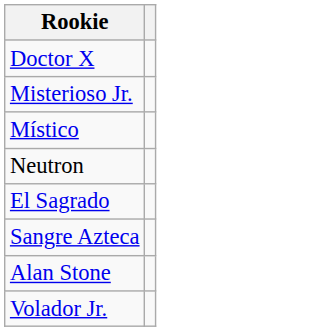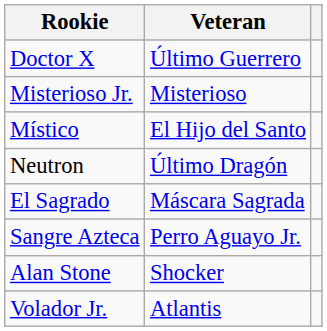+ column: (228, 22)
